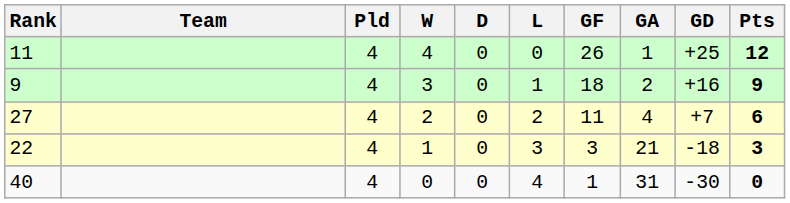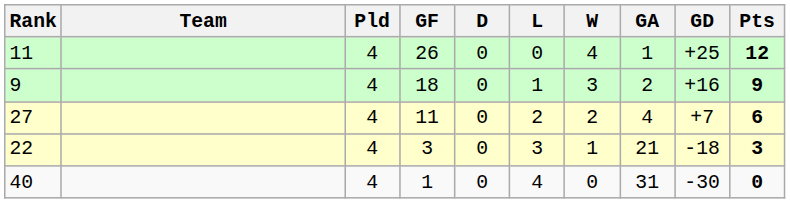columns swapped: (427, 21) <-> (592, 21)
